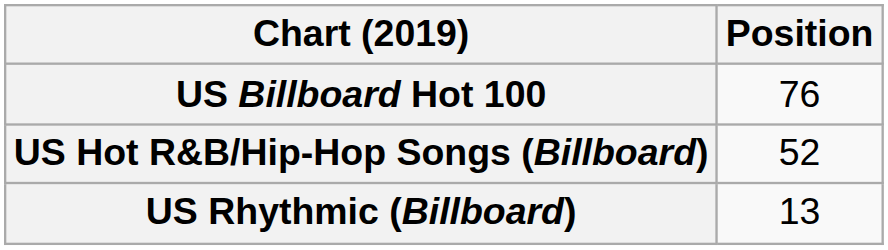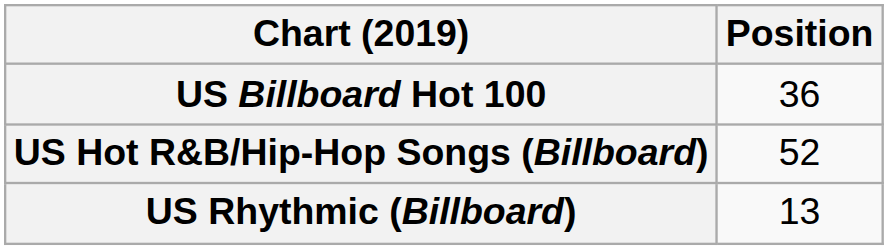(800, 93) 76 -> (800, 93) 36
